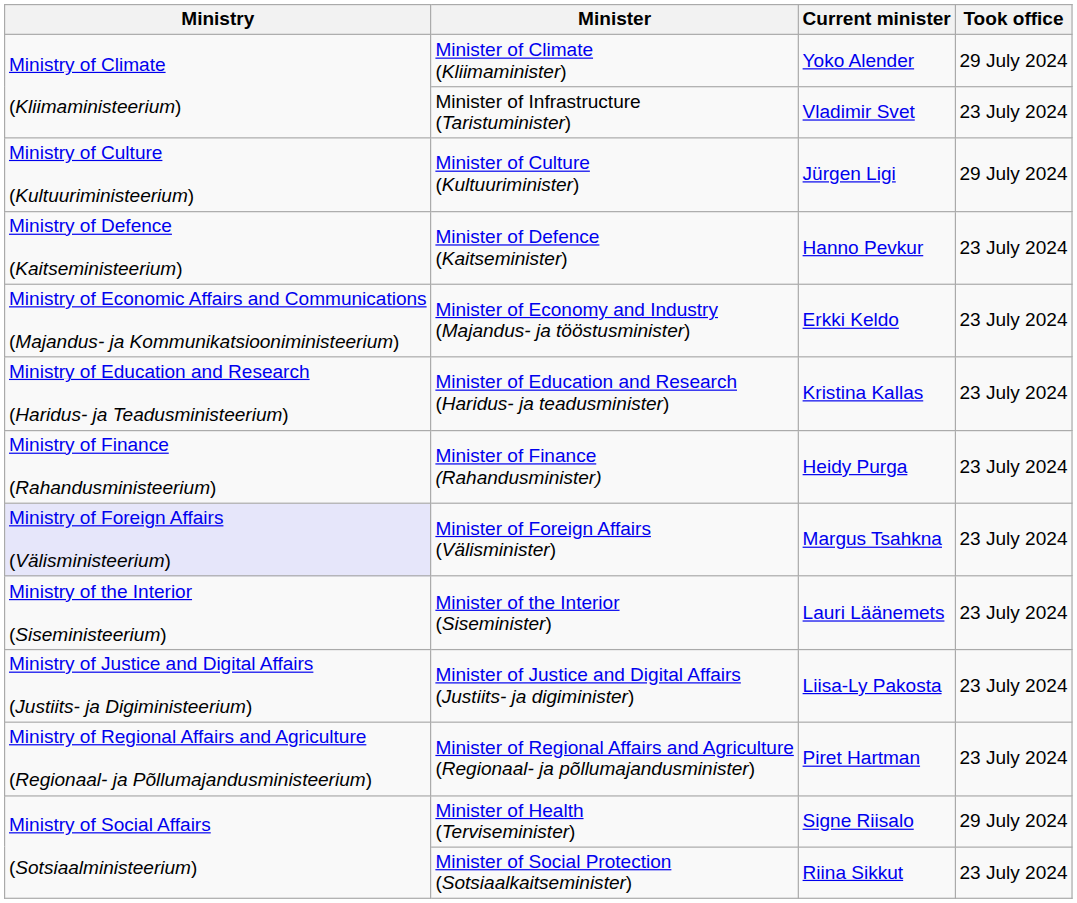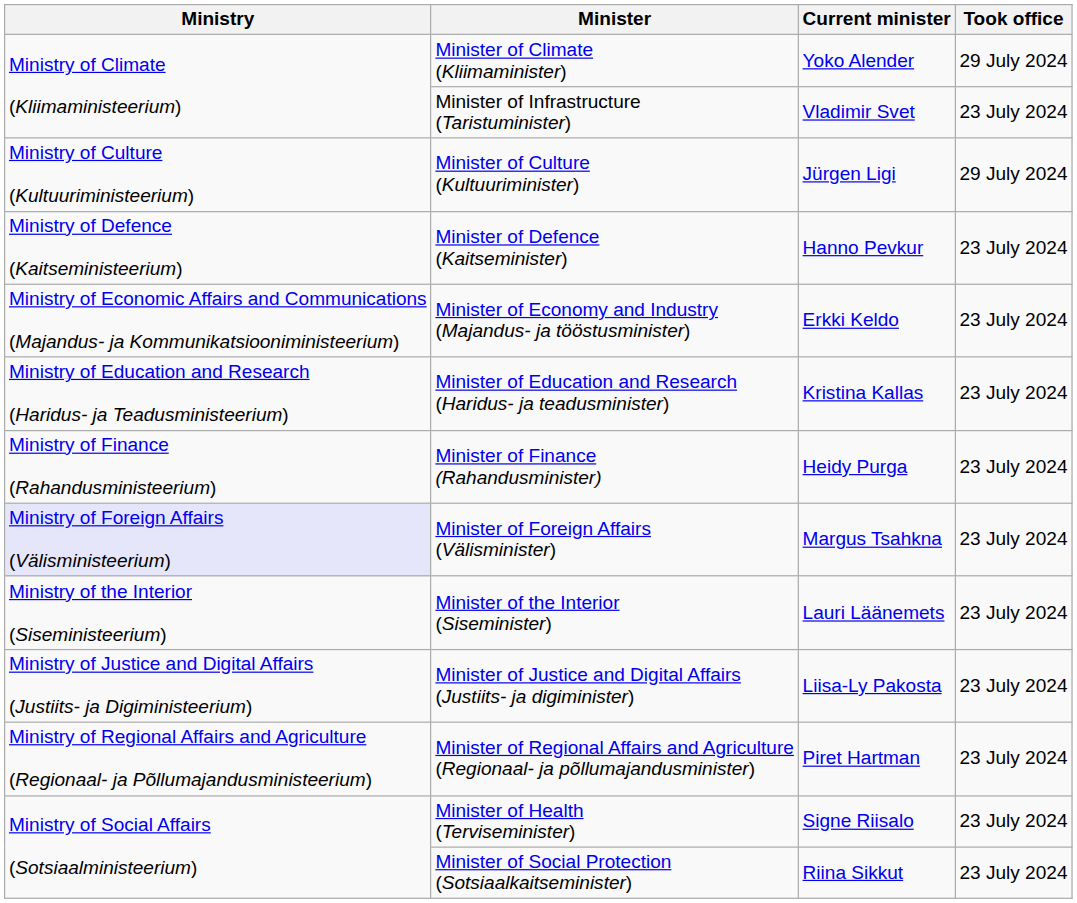(1013, 821) 29 July 2024 -> (1013, 821) 23 July 2024
